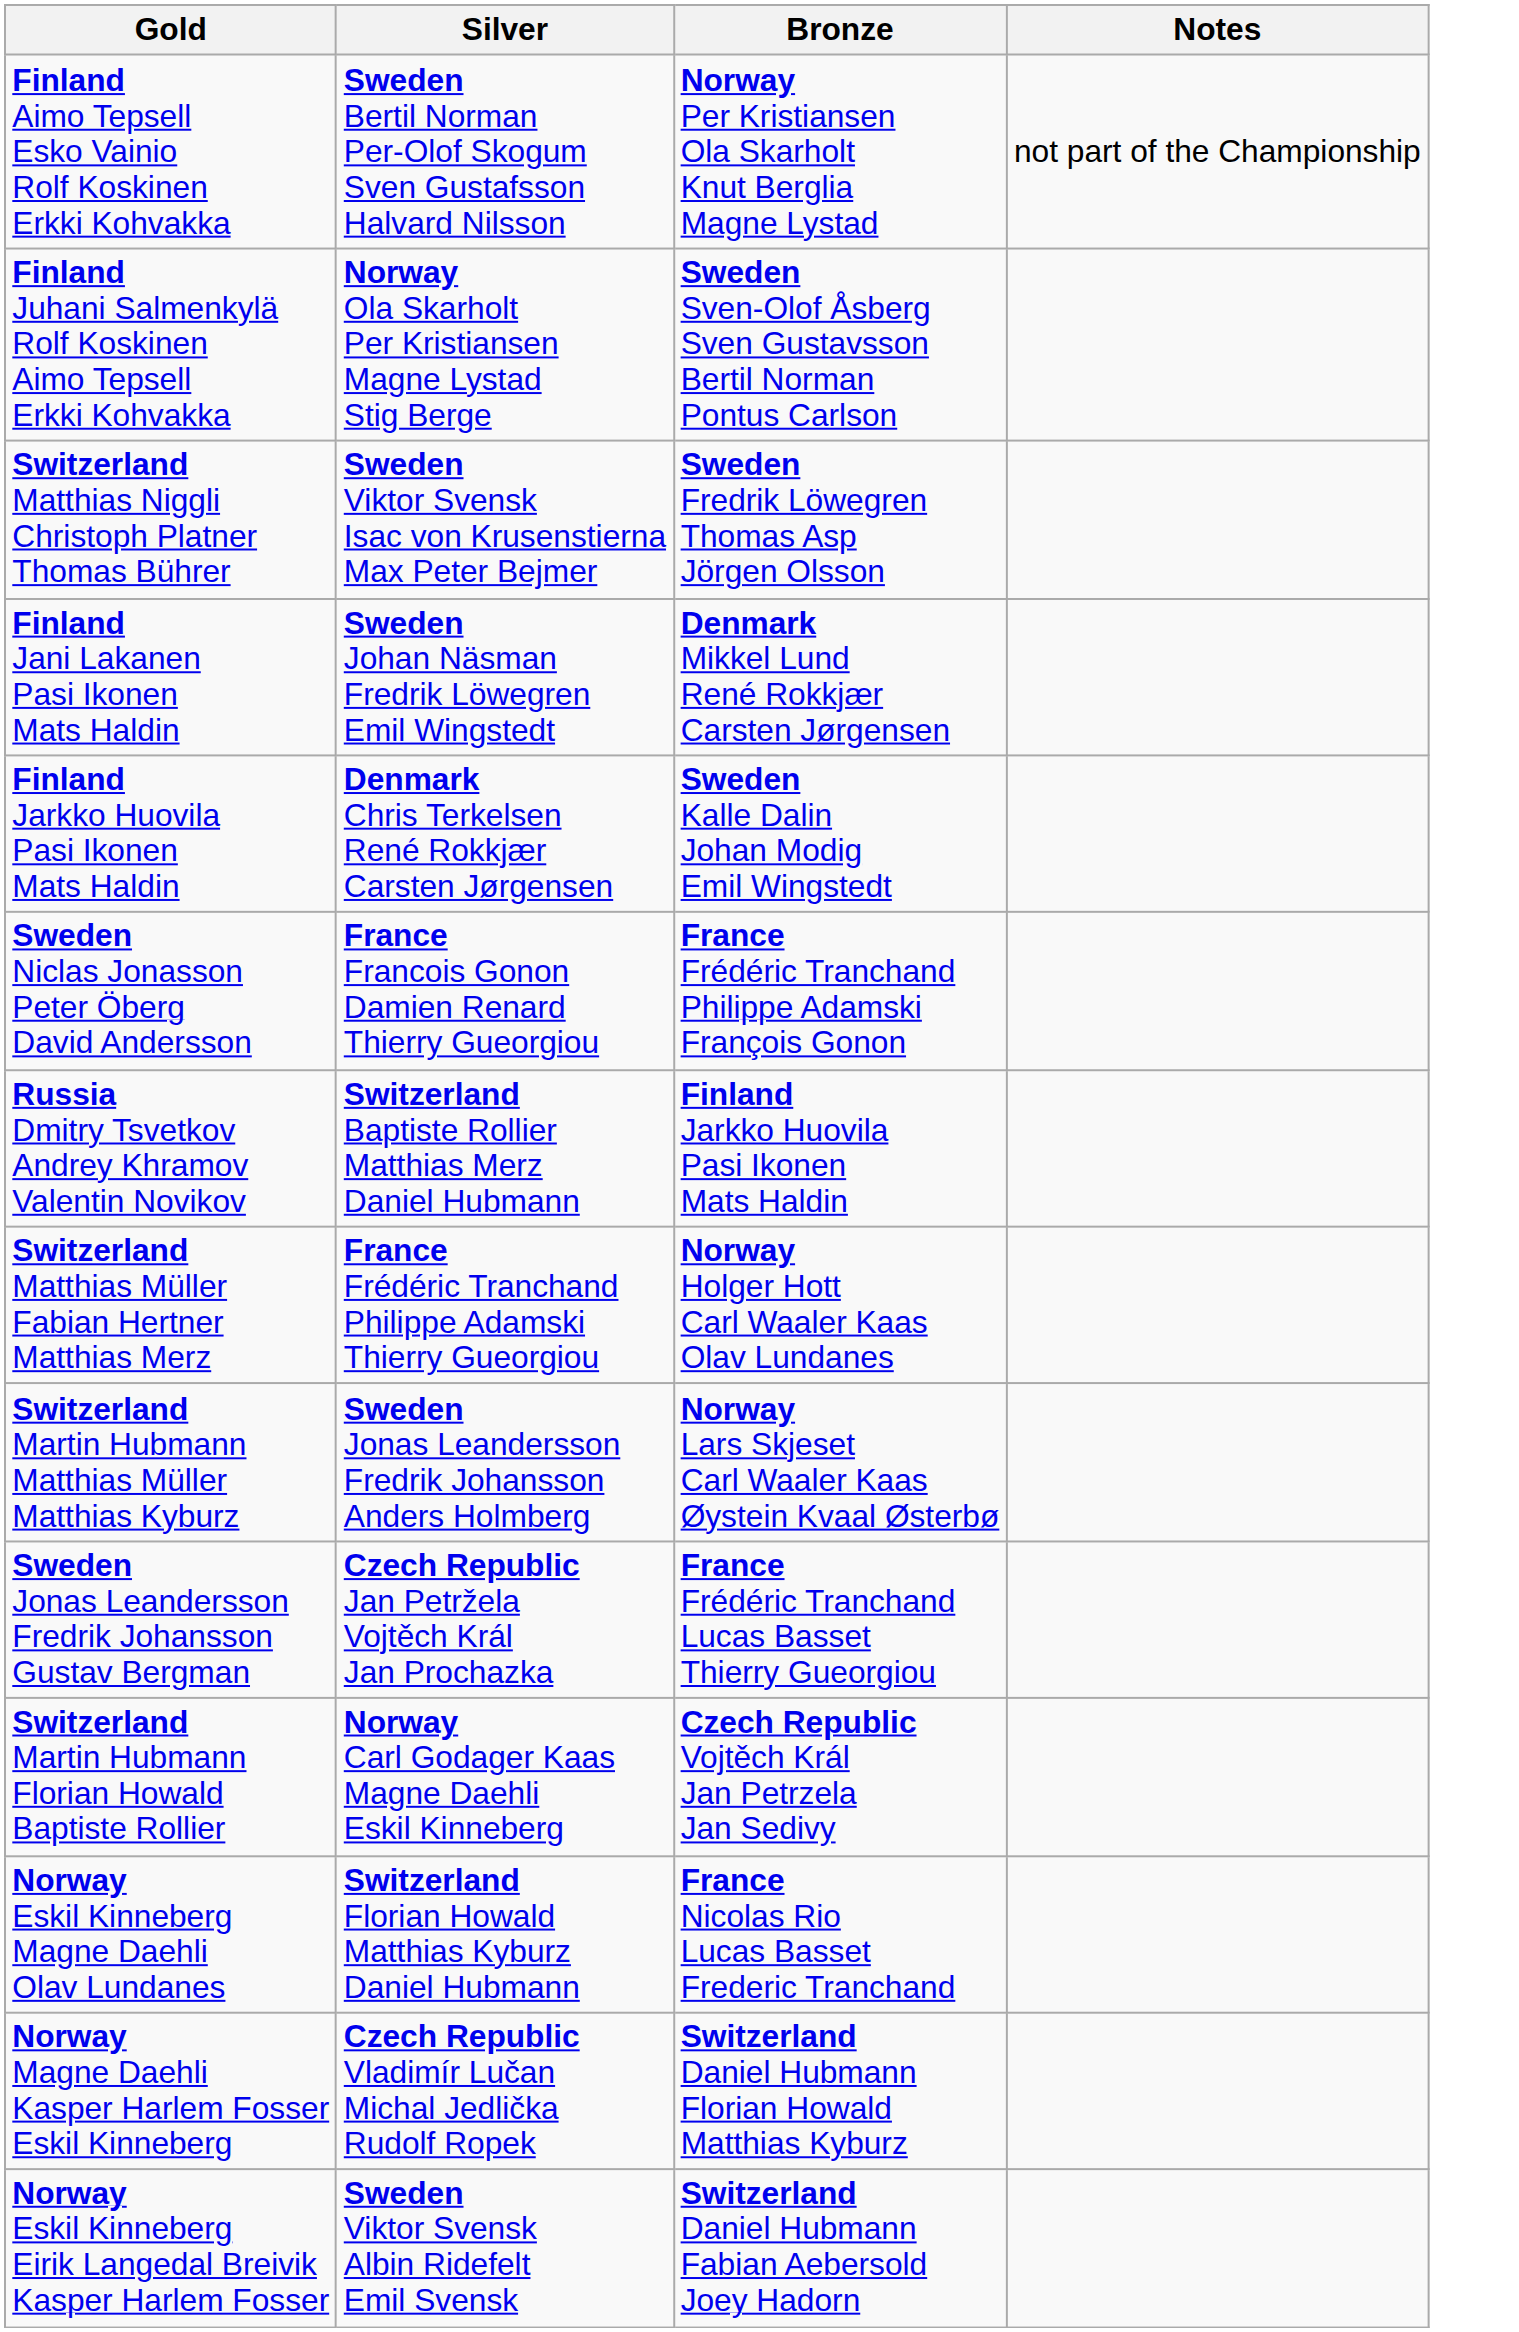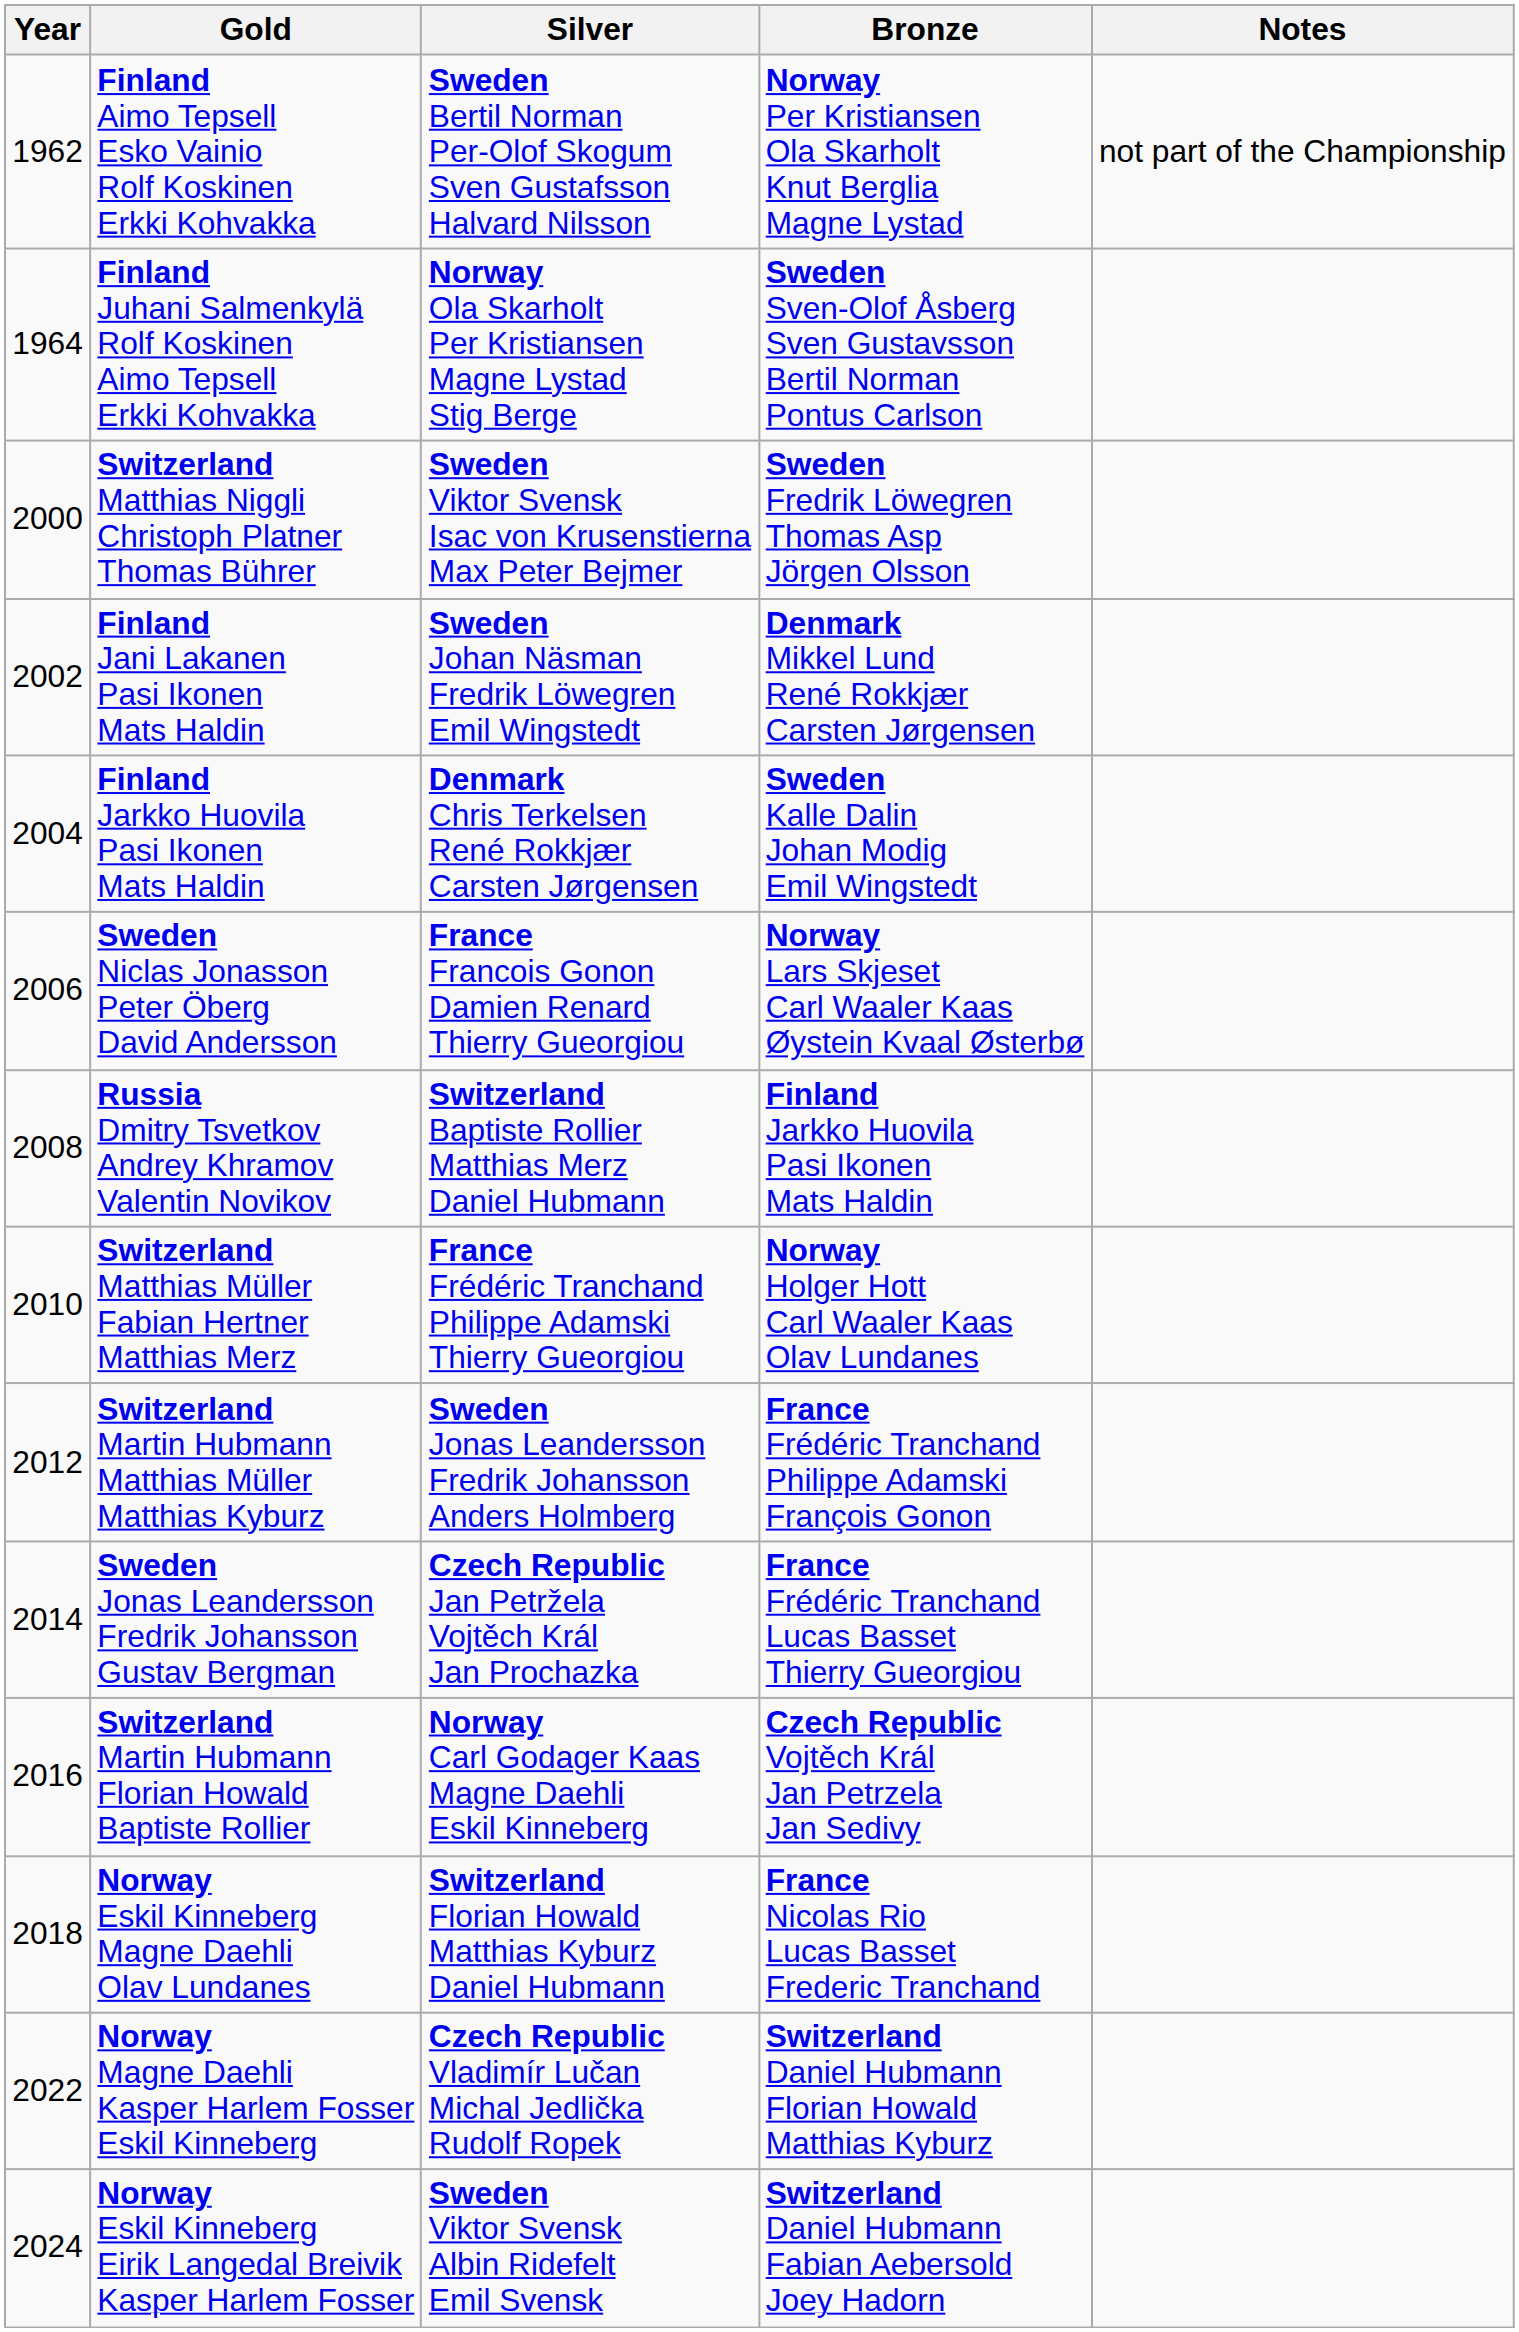+ column: (48, 29)
(818, 990) France Frédéric Tranchand Philippe Adamski François Gonon -> (925, 990) Norway Lars Skjeset Carl Waaler Kaas Øystein Kvaal Østerbø
(840, 1461) Norway Lars Skjeset Carl Waaler Kaas Øystein Kvaal Østerbø -> (903, 1461) France Frédéric Tranchand Philippe Adamski François Gonon
